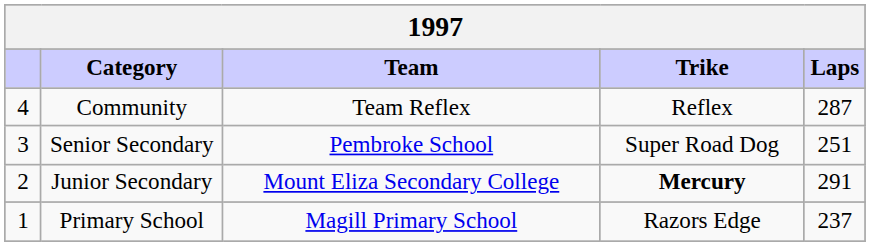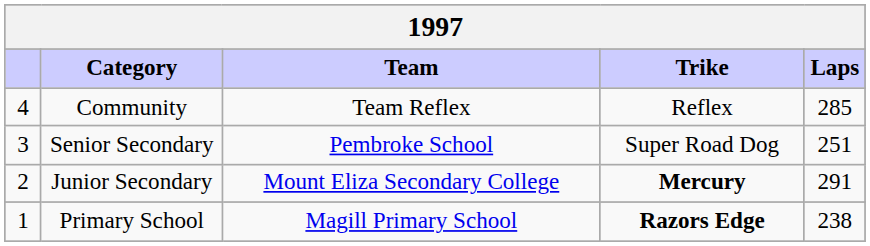(835, 106) 287 -> (835, 106) 285
(702, 220) normal -> (702, 220) bold
(835, 220) 237 -> (835, 220) 238
